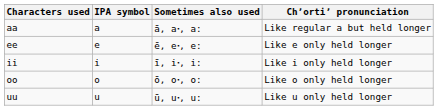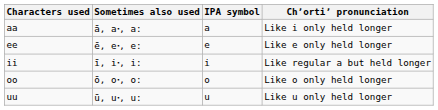columns swapped: (207, 12) <-> (122, 12)
(348, 28) Like regular a but held longer -> (328, 28) Like i only held longer
(328, 62) Like i only held longer -> (348, 62) Like regular a but held longer
